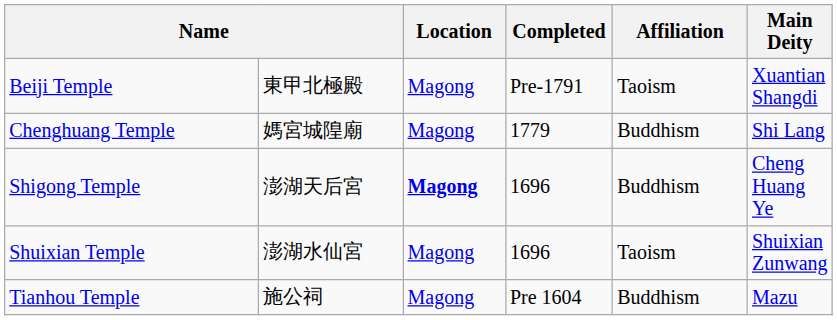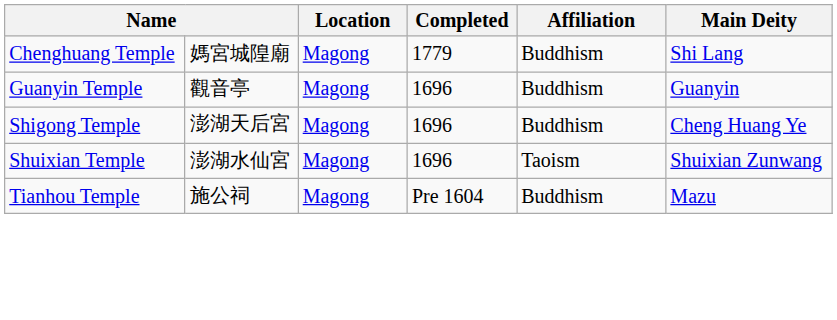- row: (61, 85)
+ row: (76, 89)
(443, 186) bold -> (336, 124) normal
